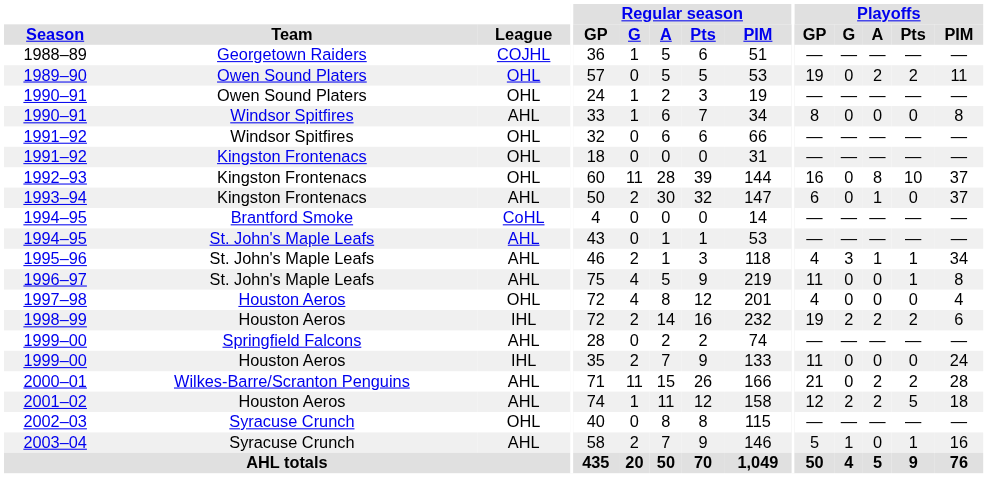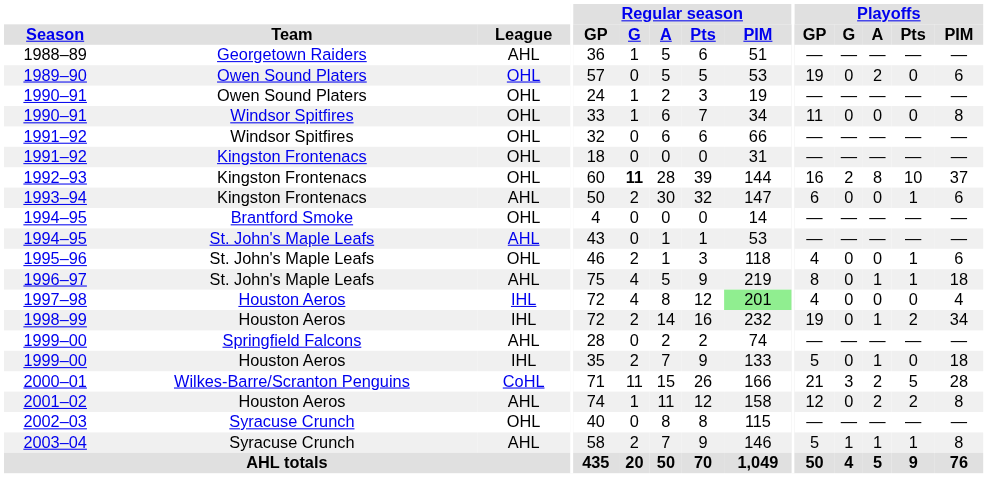(524, 54) COJHL -> (524, 54) AHL
(913, 75) 2 -> (913, 75) 0
(959, 75) 11 -> (959, 75) 6
(524, 116) AHL -> (524, 116) OHL
(815, 116) 8 -> (815, 116) 11
(634, 177) normal -> (634, 177) bold
(849, 177) 0 -> (849, 177) 2
(877, 197) 1 -> (877, 197) 0
(913, 197) 0 -> (913, 197) 1
(959, 197) 37 -> (959, 197) 6
(524, 218) CoHL -> (524, 218) OHL
(524, 258) AHL -> (524, 258) OHL
(849, 258) 3 -> (849, 258) 0
(877, 258) 1 -> (877, 258) 0
(959, 258) 34 -> (959, 258) 6
(815, 279) 11 -> (815, 279) 8
(877, 279) 0 -> (877, 279) 1
(959, 279) 8 -> (959, 279) 18
(524, 299) OHL -> (524, 299) IHL
(758, 299) no background -> (758, 299) lightgreen background
(849, 320) 2 -> (849, 320) 0
(877, 320) 2 -> (877, 320) 1
(959, 320) 6 -> (959, 320) 34
(815, 360) 11 -> (815, 360) 5
(877, 360) 0 -> (877, 360) 1
(959, 360) 24 -> (959, 360) 18
(524, 381) AHL -> (524, 381) CoHL
(849, 381) 0 -> (849, 381) 3
(913, 381) 2 -> (913, 381) 5
(849, 401) 2 -> (849, 401) 0
(913, 401) 5 -> (913, 401) 2
(959, 401) 18 -> (959, 401) 8
(877, 442) 0 -> (877, 442) 1
(959, 442) 16 -> (959, 442) 8
